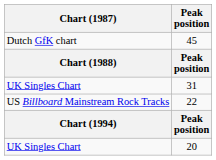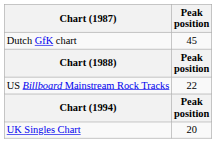- row: (192, 85)
